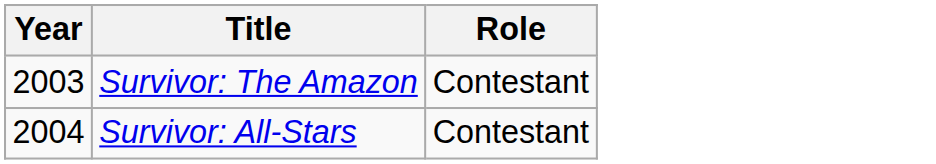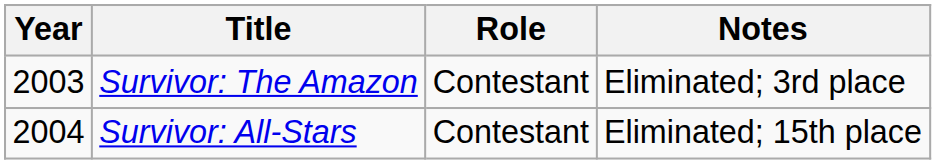+ column: (763, 30)
